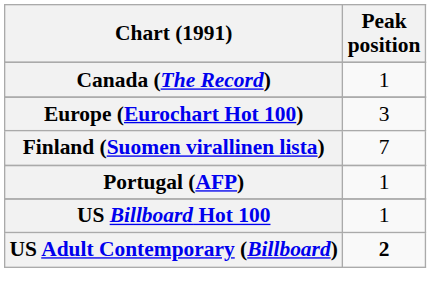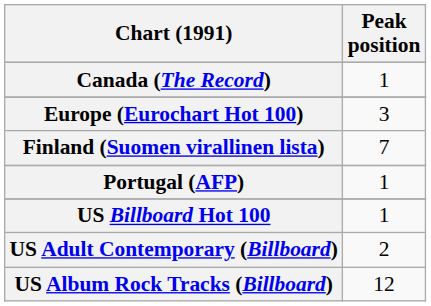(384, 249) bold -> (384, 249) normal
+ row: (174, 283)
